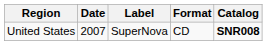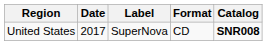(93, 31) 2007 -> (93, 31) 2017
